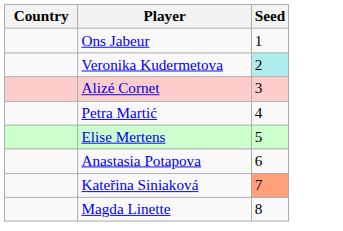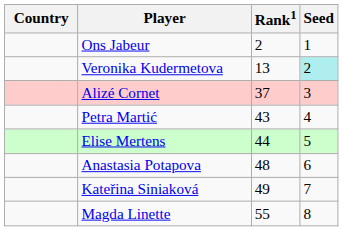+ column: (276, 18)
(259, 185) lightsalmon background -> (307, 189) no background
